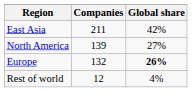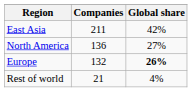(98, 45) 139 -> (98, 45) 136
(98, 78) 12 -> (98, 78) 21
